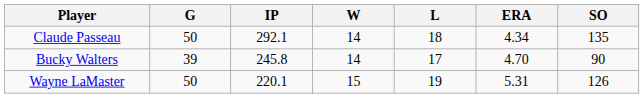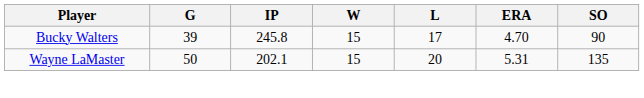- row: (77, 37)
(353, 59) 14 -> (353, 37) 15
(272, 81) 220.1 -> (272, 59) 202.1
(435, 81) 19 -> (435, 59) 20
(598, 81) 126 -> (598, 59) 135
